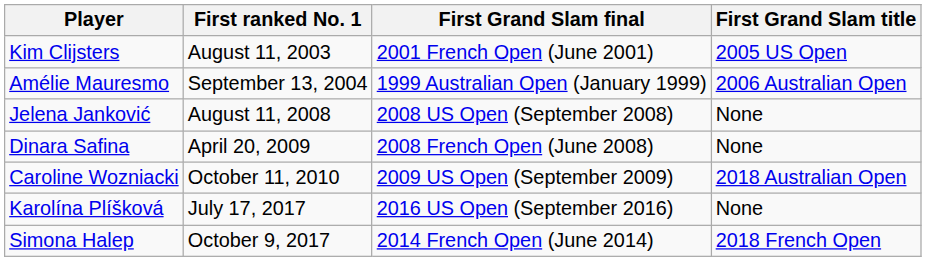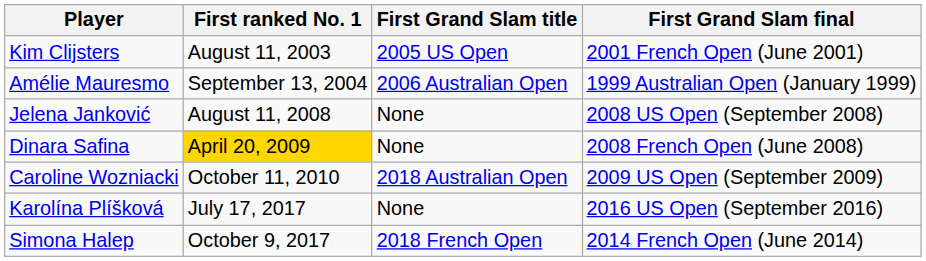columns swapped: (542, 20) <-> (816, 20)
(249, 146) no background -> (249, 146) gold background
